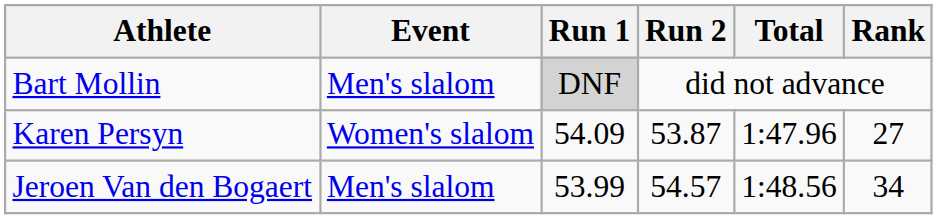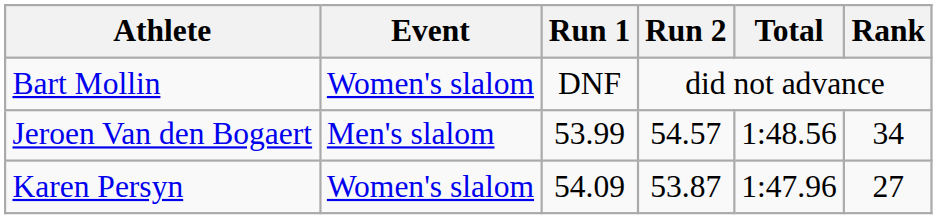(411, 82) Men's slalom -> (430, 82) Women's slalom
(590, 82) lightgrey background -> (590, 82) no background
rows swapped: (162, 186) <-> (98, 134)
